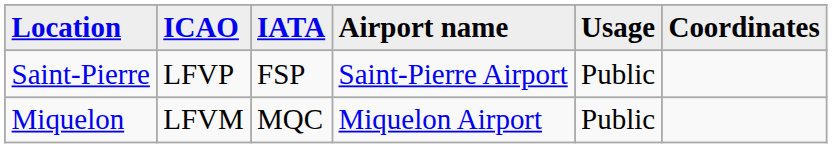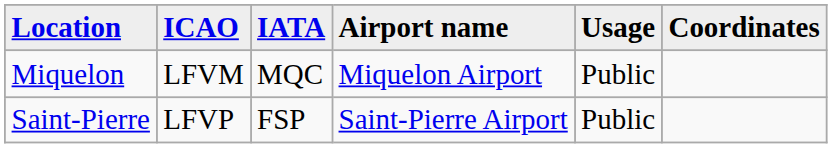rows swapped: (68, 119) <-> (81, 73)
